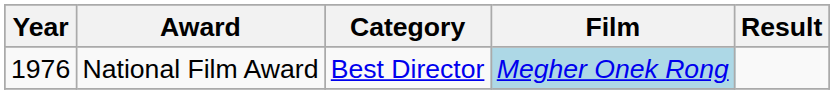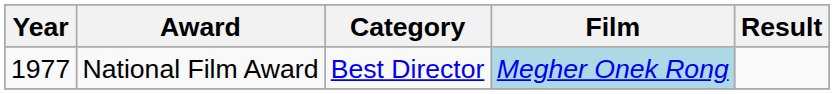(41, 68) 1976 -> (41, 68) 1977
